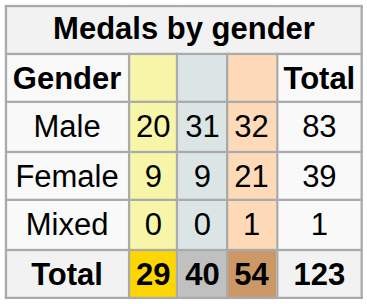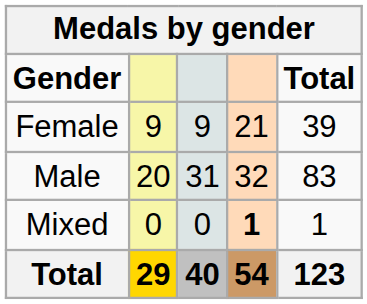rows swapped: (67, 127) <-> (67, 176)
(252, 225) normal -> (252, 225) bold
